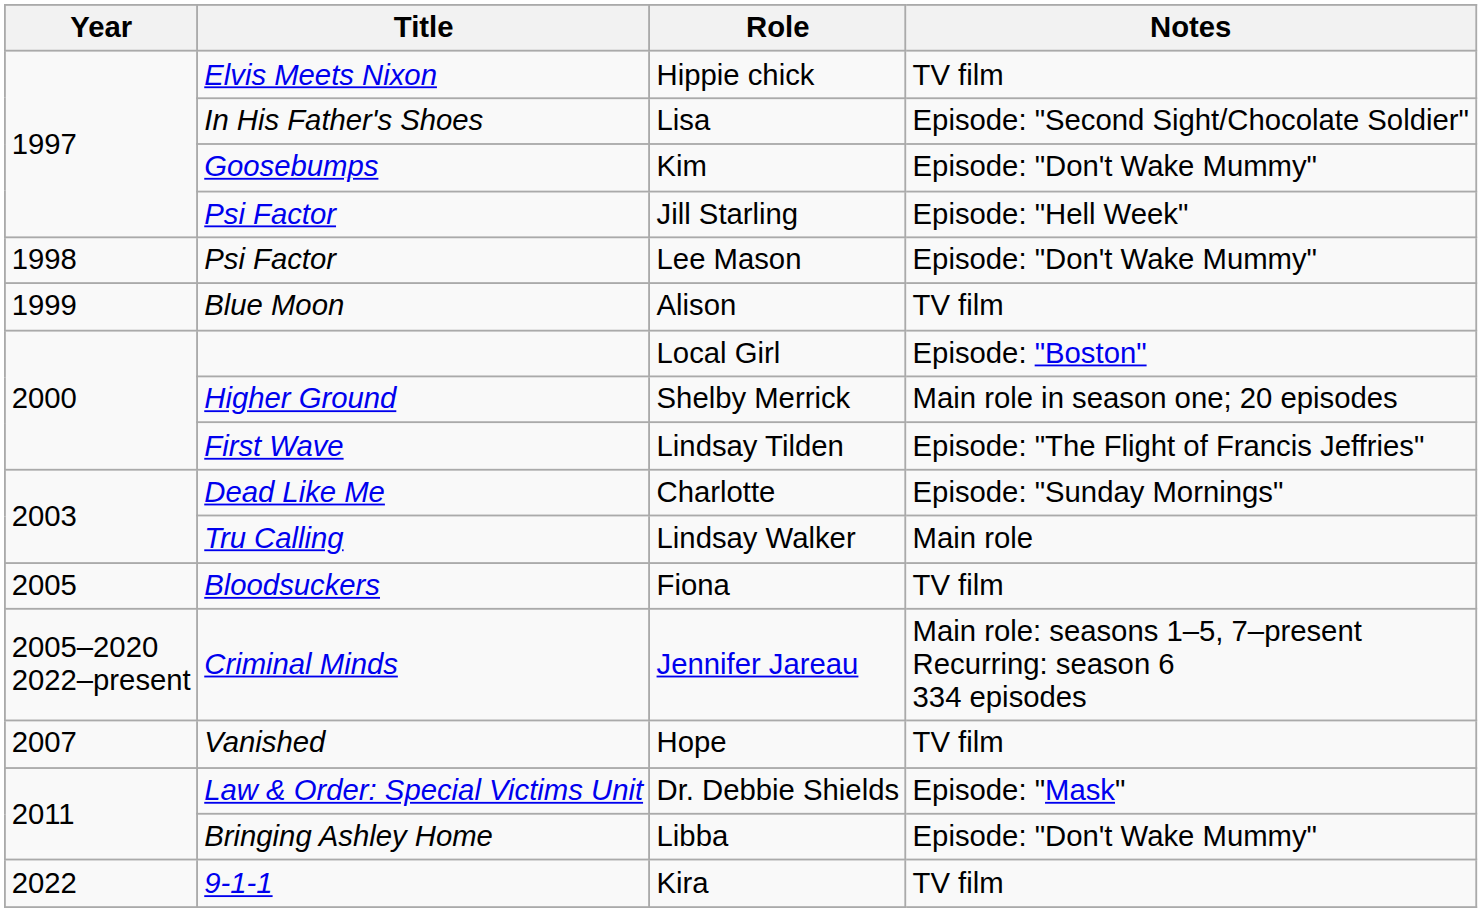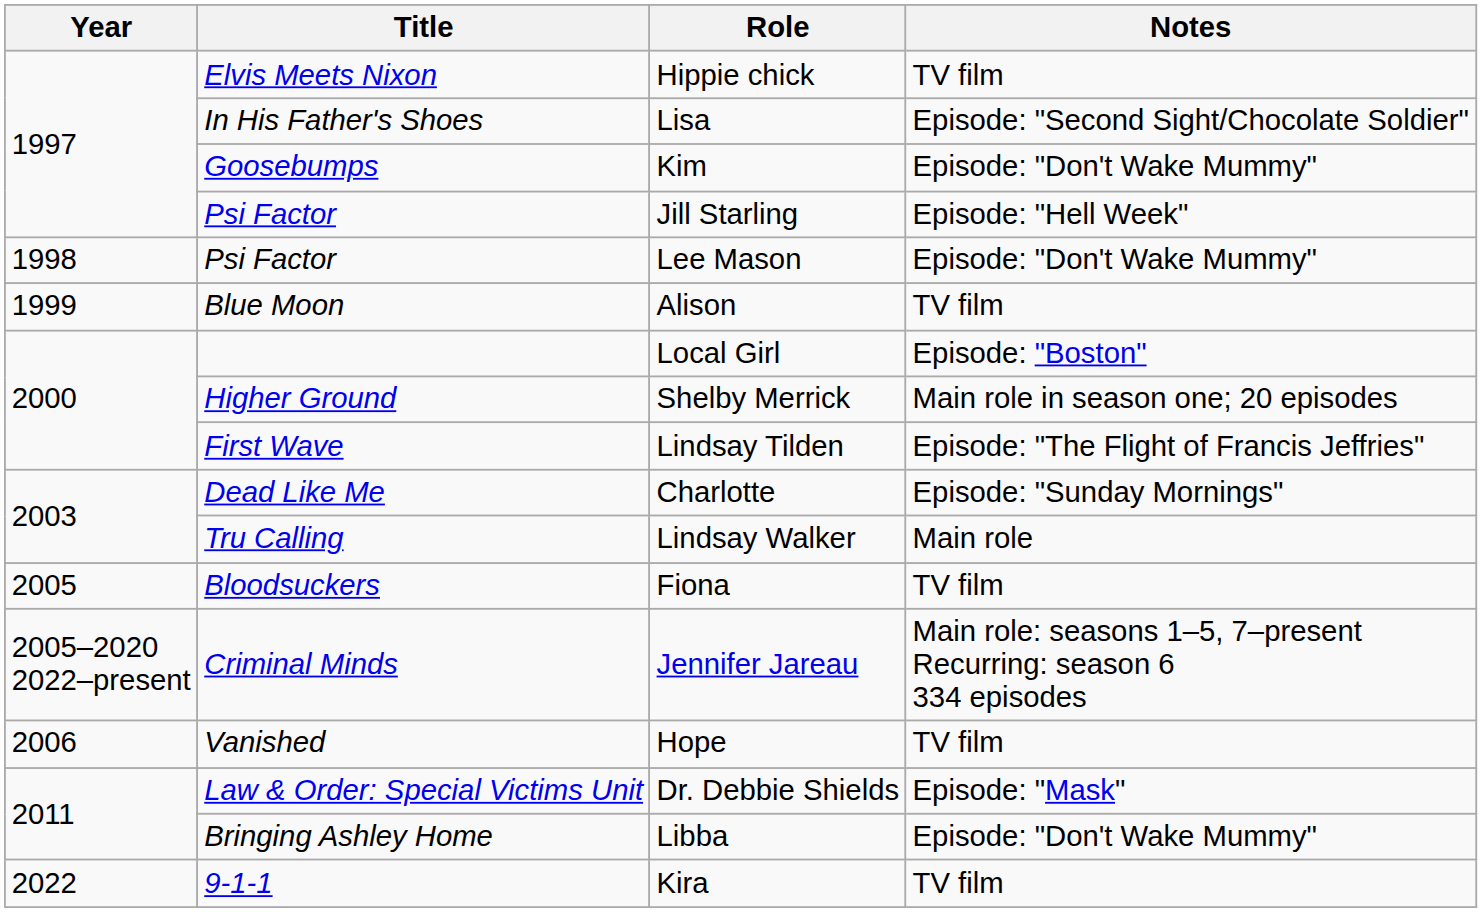(44, 743) 2007 -> (44, 743) 2006
